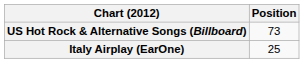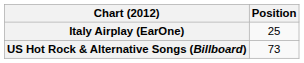rows swapped: (127, 49) <-> (127, 31)
